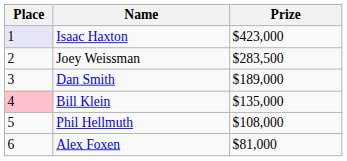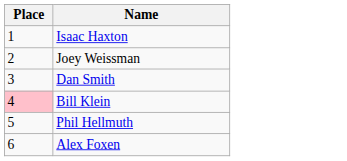- column: (286, 15)
(11, 36) lavender background -> (11, 36) no background
